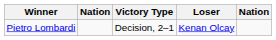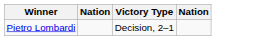- column: (206, 12)
